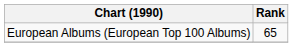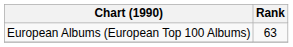(270, 32) 65 -> (270, 32) 63
